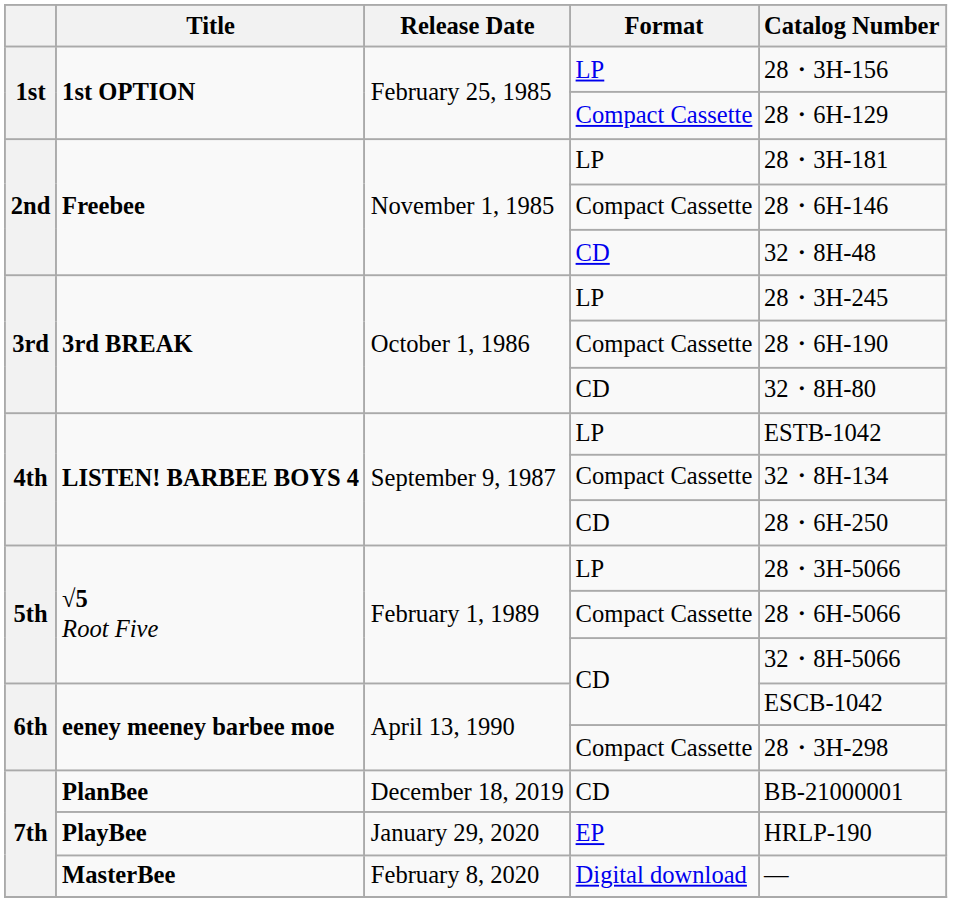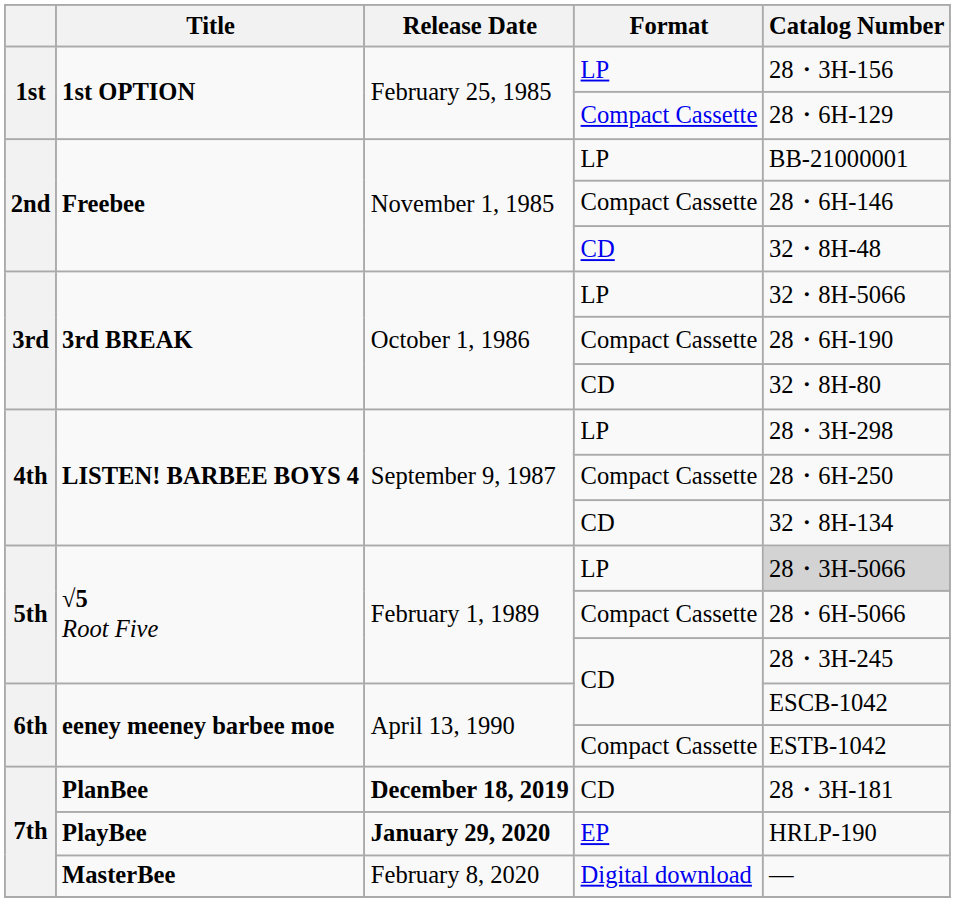(826, 160) 28・3H-181 -> (839, 158) BB-21000001
(826, 297) 28・3H-245 -> (837, 294) 32・8H-5066
(823, 433) ESTB-1042 -> (831, 431) 28・3H-298
(826, 476) 32・8H-134 -> (831, 476) 28・6H-250
(826, 522) 28・6H-250 -> (831, 522) 32・8H-134
(832, 568) no background -> (837, 568) lightgrey background
(832, 659) 32・8H-5066 -> (831, 659) 28・3H-245
(826, 747) 28・3H-298 -> (828, 745) ESTB-1042
(467, 791) normal -> (470, 789) bold
(834, 791) BB-21000001 -> (831, 789) 28・3H-181
(455, 833) normal -> (461, 833) bold
